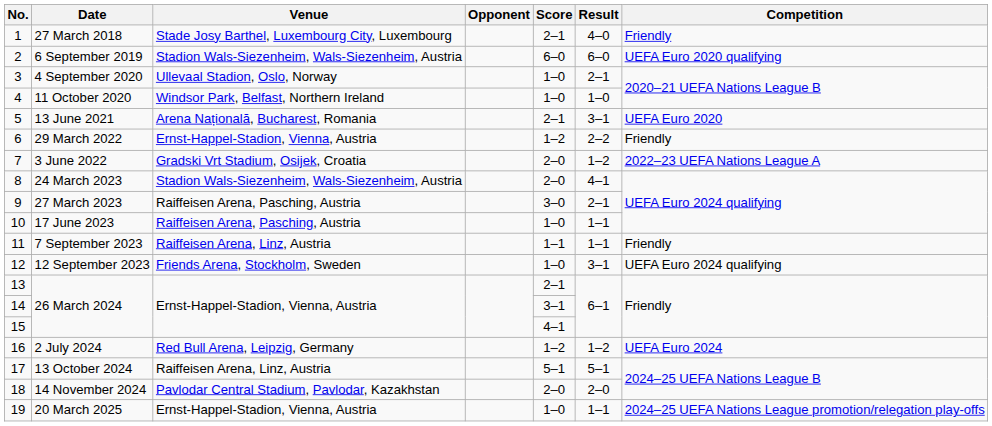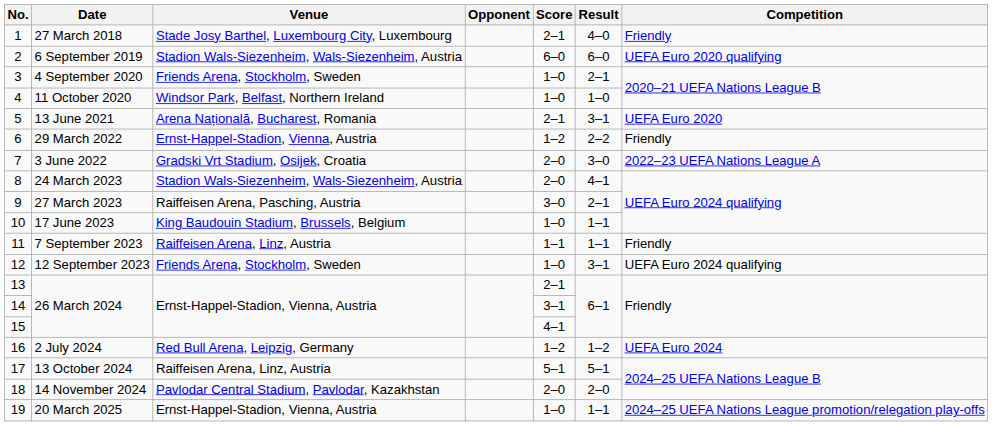(246, 77) Ullevaal Stadion, Oslo, Norway -> (258, 77) Friends Arena, Stockholm, Sweden
(599, 160) 1–2 -> (599, 160) 3–0
(258, 222) Raiffeisen Arena, Pasching, Austria -> (281, 222) King Baudouin Stadium, Brussels, Belgium
